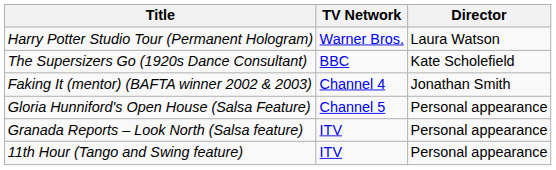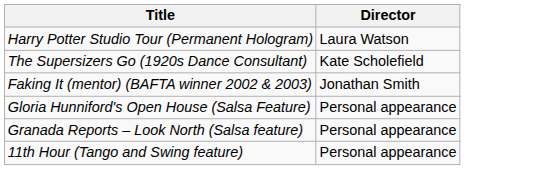- column: (362, 15)
